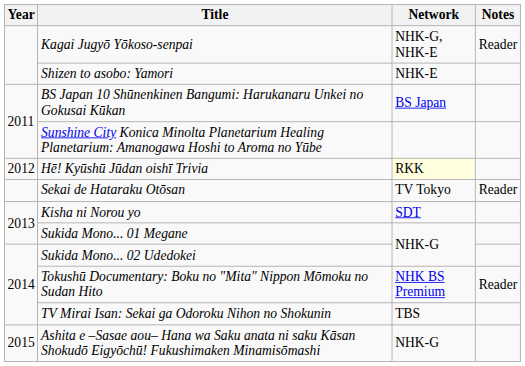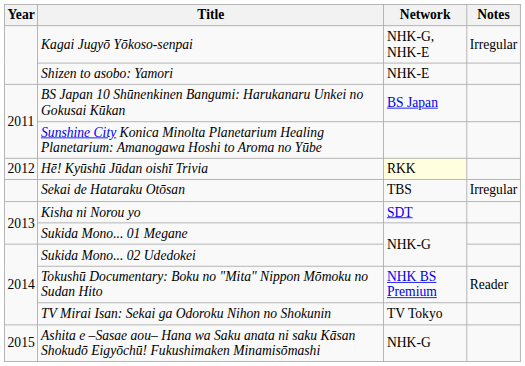(498, 44) Reader -> (493, 44) Irregular
(423, 190) TV Tokyo -> (399, 190) TBS
(498, 190) Reader -> (493, 190) Irregular
(408, 313) TBS -> (415, 313) TV Tokyo
